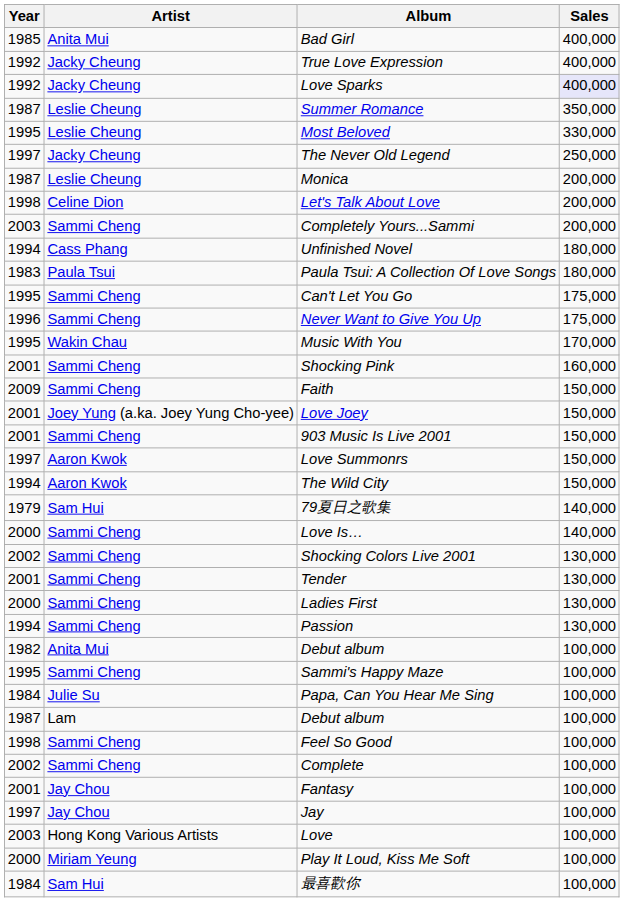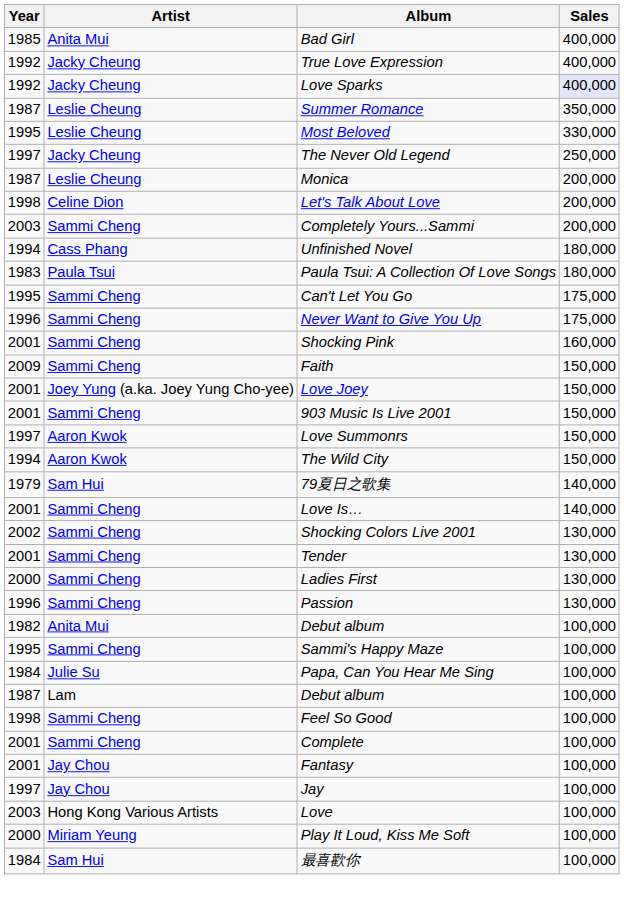- row: (87, 343)
(24, 532) 2000 -> (24, 509) 2001
(24, 625) 1994 -> (24, 602) 1996
(24, 765) 2002 -> (24, 742) 2001
